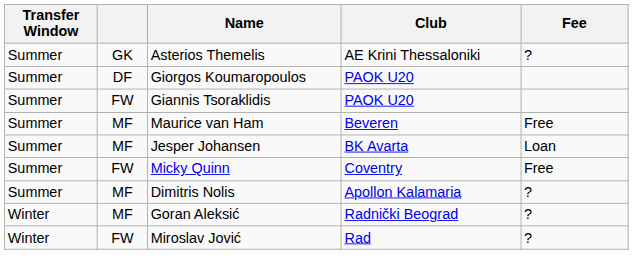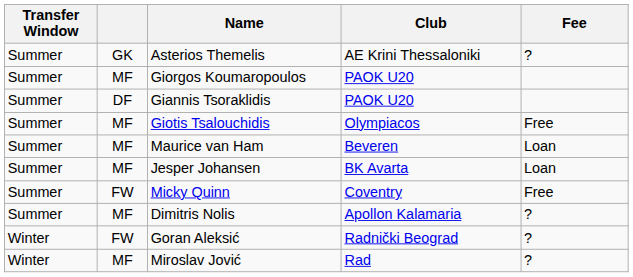(122, 77) DF -> (122, 77) MF
(122, 100) FW -> (122, 100) DF
+ row: (210, 123)
(539, 123) Free -> (540, 146) Loan
(122, 214) MF -> (122, 237) FW
(122, 237) FW -> (122, 260) MF
